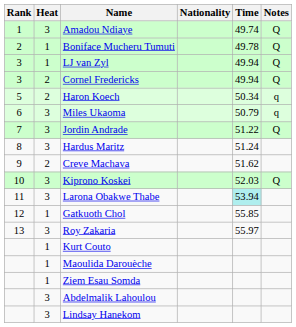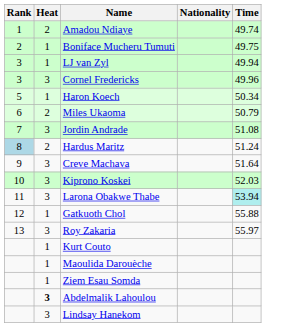- column: (276, 12)
(47, 29) 3 -> (47, 29) 2
(247, 46) 49.78 -> (247, 46) 49.75
(47, 79) 2 -> (47, 79) 3
(247, 79) 49.94 -> (247, 79) 49.96
(47, 96) 2 -> (47, 96) 1
(47, 113) 3 -> (47, 113) 2
(247, 130) 51.22 -> (247, 130) 51.08
(19, 146) no background -> (19, 146) lightblue background
(47, 146) 3 -> (47, 146) 2
(47, 163) 2 -> (47, 163) 3
(247, 163) 51.62 -> (247, 163) 51.64
(247, 213) 55.85 -> (247, 213) 55.88
(47, 297) normal -> (47, 297) bold
